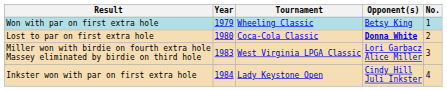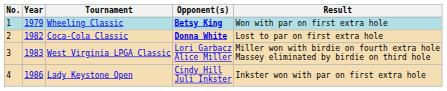columns swapped: (433, 11) <-> (108, 11)
(389, 24) normal -> (198, 24) bold
(224, 37) 1980 -> (34, 37) 1982
(224, 76) 1984 -> (34, 76) 1986
